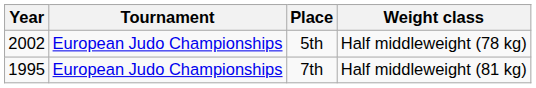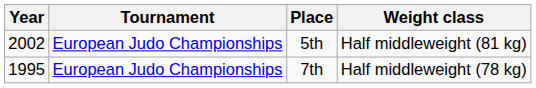(434, 43) Half middleweight (78 kg) -> (434, 43) Half middleweight (81 kg)
(434, 69) Half middleweight (81 kg) -> (434, 69) Half middleweight (78 kg)
